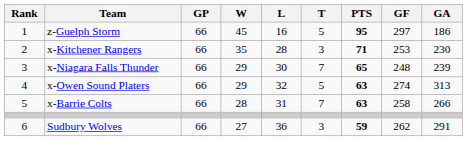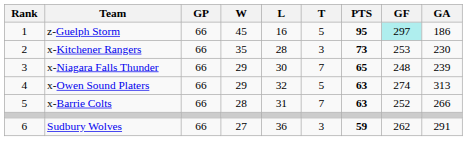(402, 31) no background -> (402, 31) paleturquoise background
(362, 49) 71 -> (362, 49) 73
(402, 103) 258 -> (402, 103) 252
